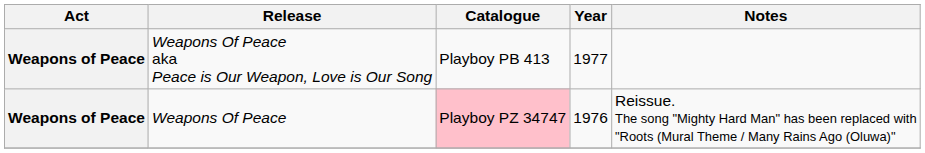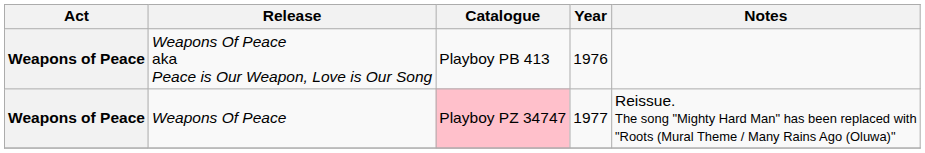(591, 58) 1977 -> (591, 58) 1976
(591, 118) 1976 -> (591, 118) 1977
